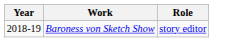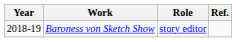+ column: (220, 12)
